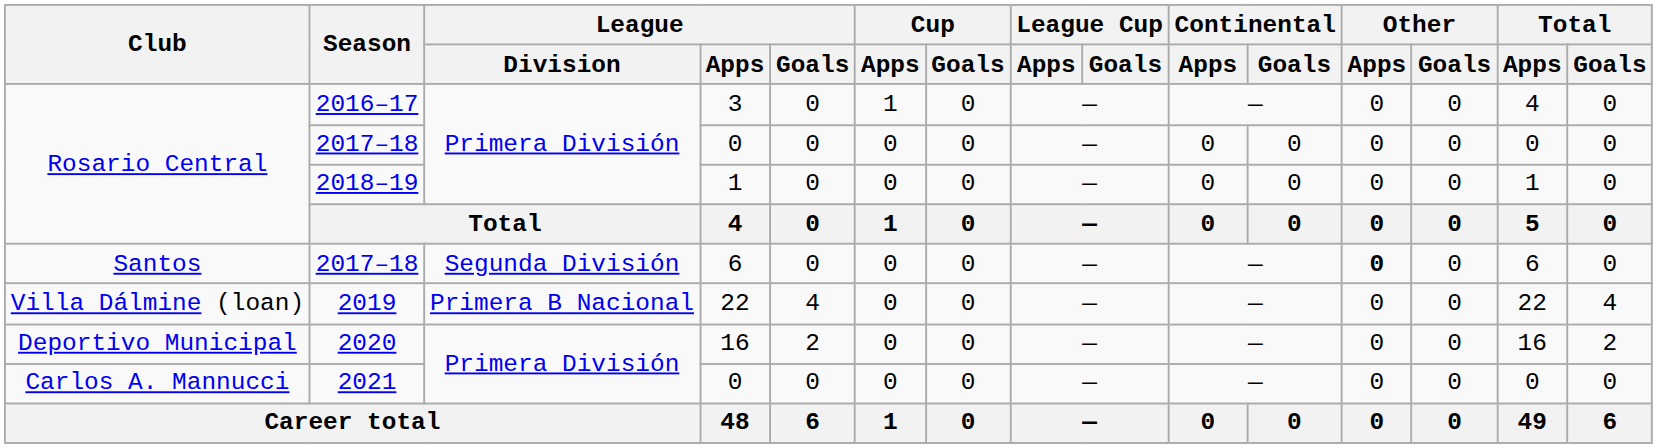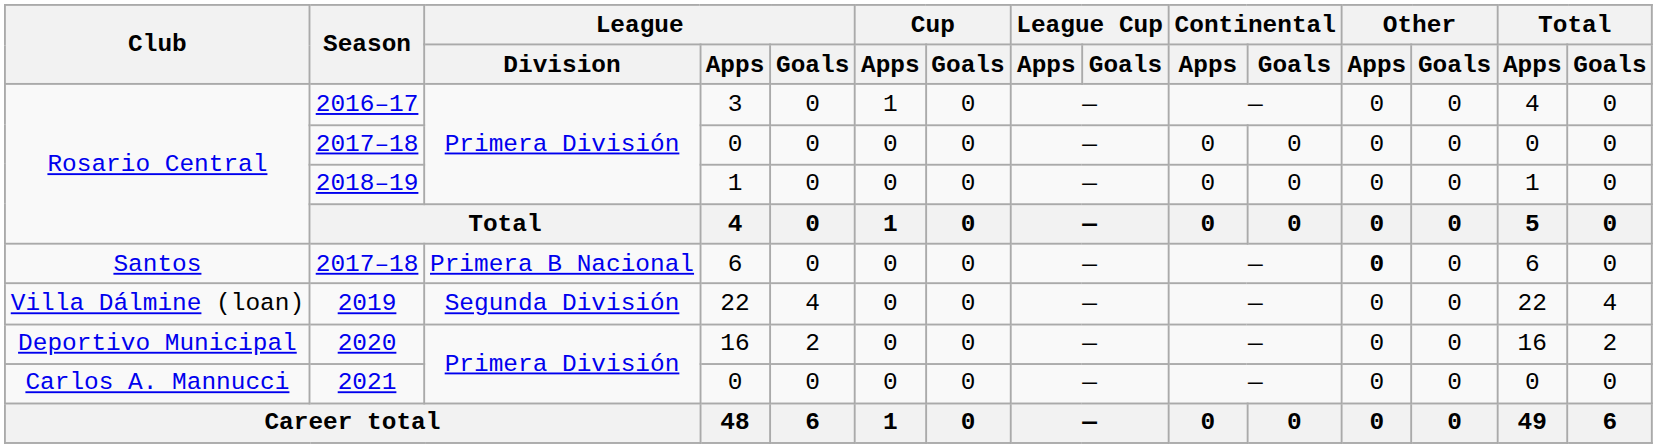(562, 264) Segunda División -> (562, 264) Primera B Nacional
(562, 304) Primera B Nacional -> (562, 304) Segunda División
